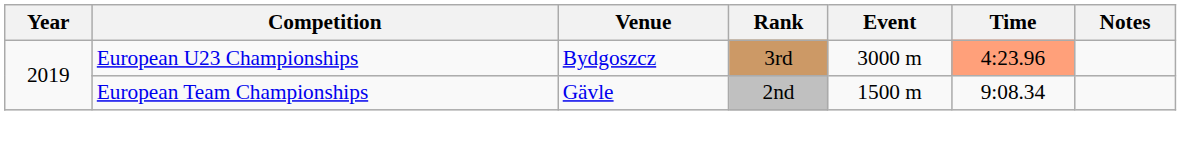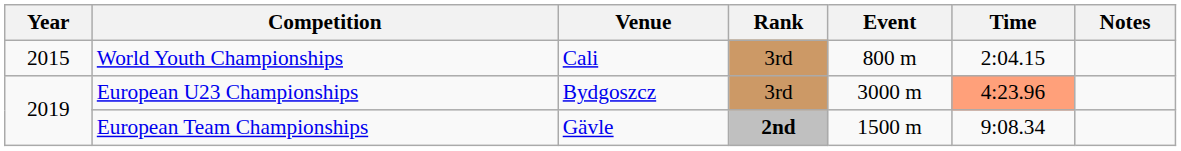+ row: (220, 57)
(778, 92) normal -> (778, 127) bold
